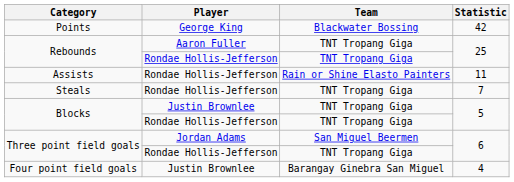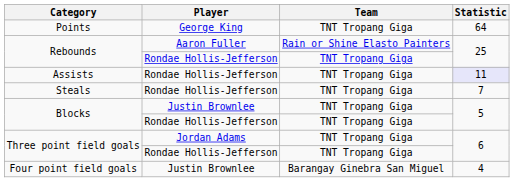(366, 28) Blackwater Bossing -> (366, 28) TNT Tropang Giga
(481, 28) 42 -> (481, 28) 64
(366, 44) TNT Tropang Giga -> (366, 44) Rain or Shine Elasto Painters
(366, 75) Rain or Shine Elasto Painters -> (366, 75) TNT Tropang Giga
(481, 75) no background -> (481, 75) lavender background
(366, 138) San Miguel Beermen -> (366, 138) TNT Tropang Giga
